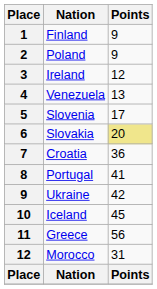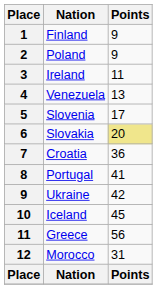(118, 75) 12 -> (117, 75) 11
